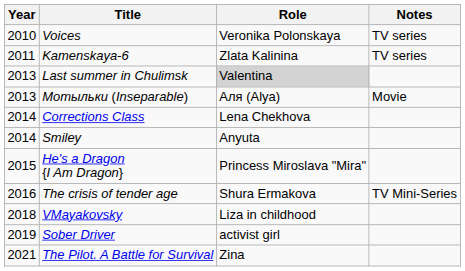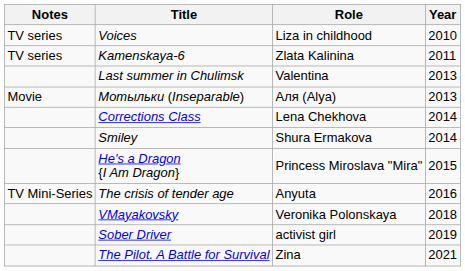columns swapped: (22, 14) <-> (415, 14)
(280, 35) Veronika Polonskaya -> (324, 35) Liza in childhood
(246, 76) lightgrey background -> (302, 76) no background
(240, 138) Anyuta -> (324, 138) Shura Ermakova
(268, 193) Shura Ermakova -> (296, 193) Anyuta
(268, 214) Liza in childhood -> (336, 214) Veronika Polonskaya
